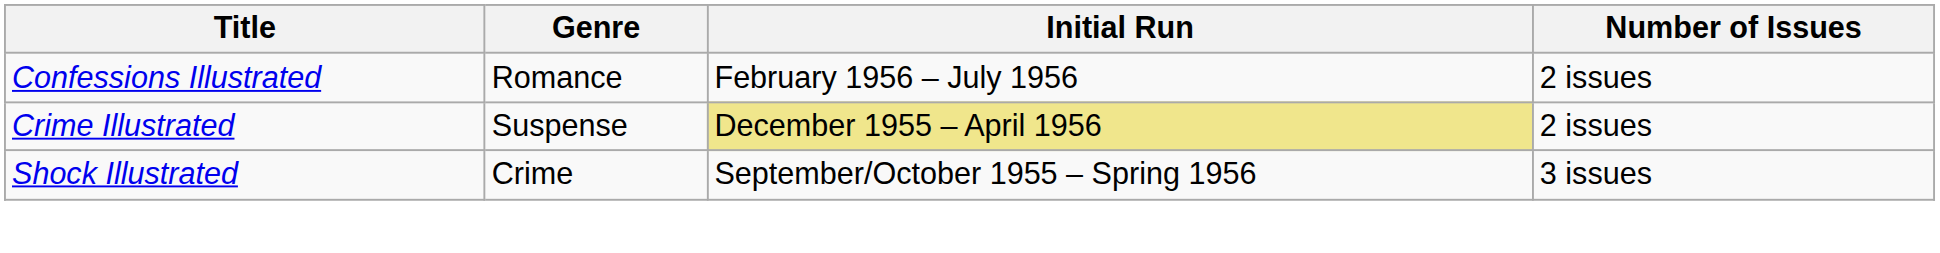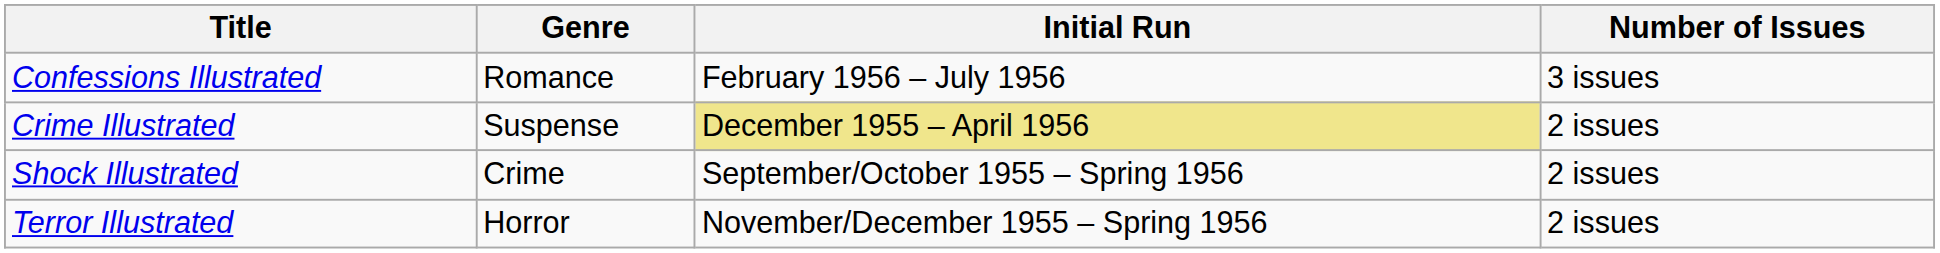(1596, 77) 2 issues -> (1603, 77) 3 issues
(1596, 174) 3 issues -> (1603, 174) 2 issues
+ row: (123, 222)
